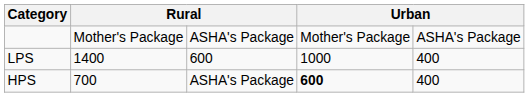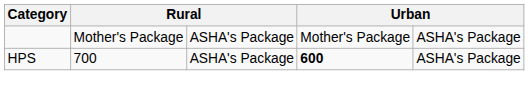- row: (21, 59)
(428, 80) 400 -> (469, 59) ASHA's Package
